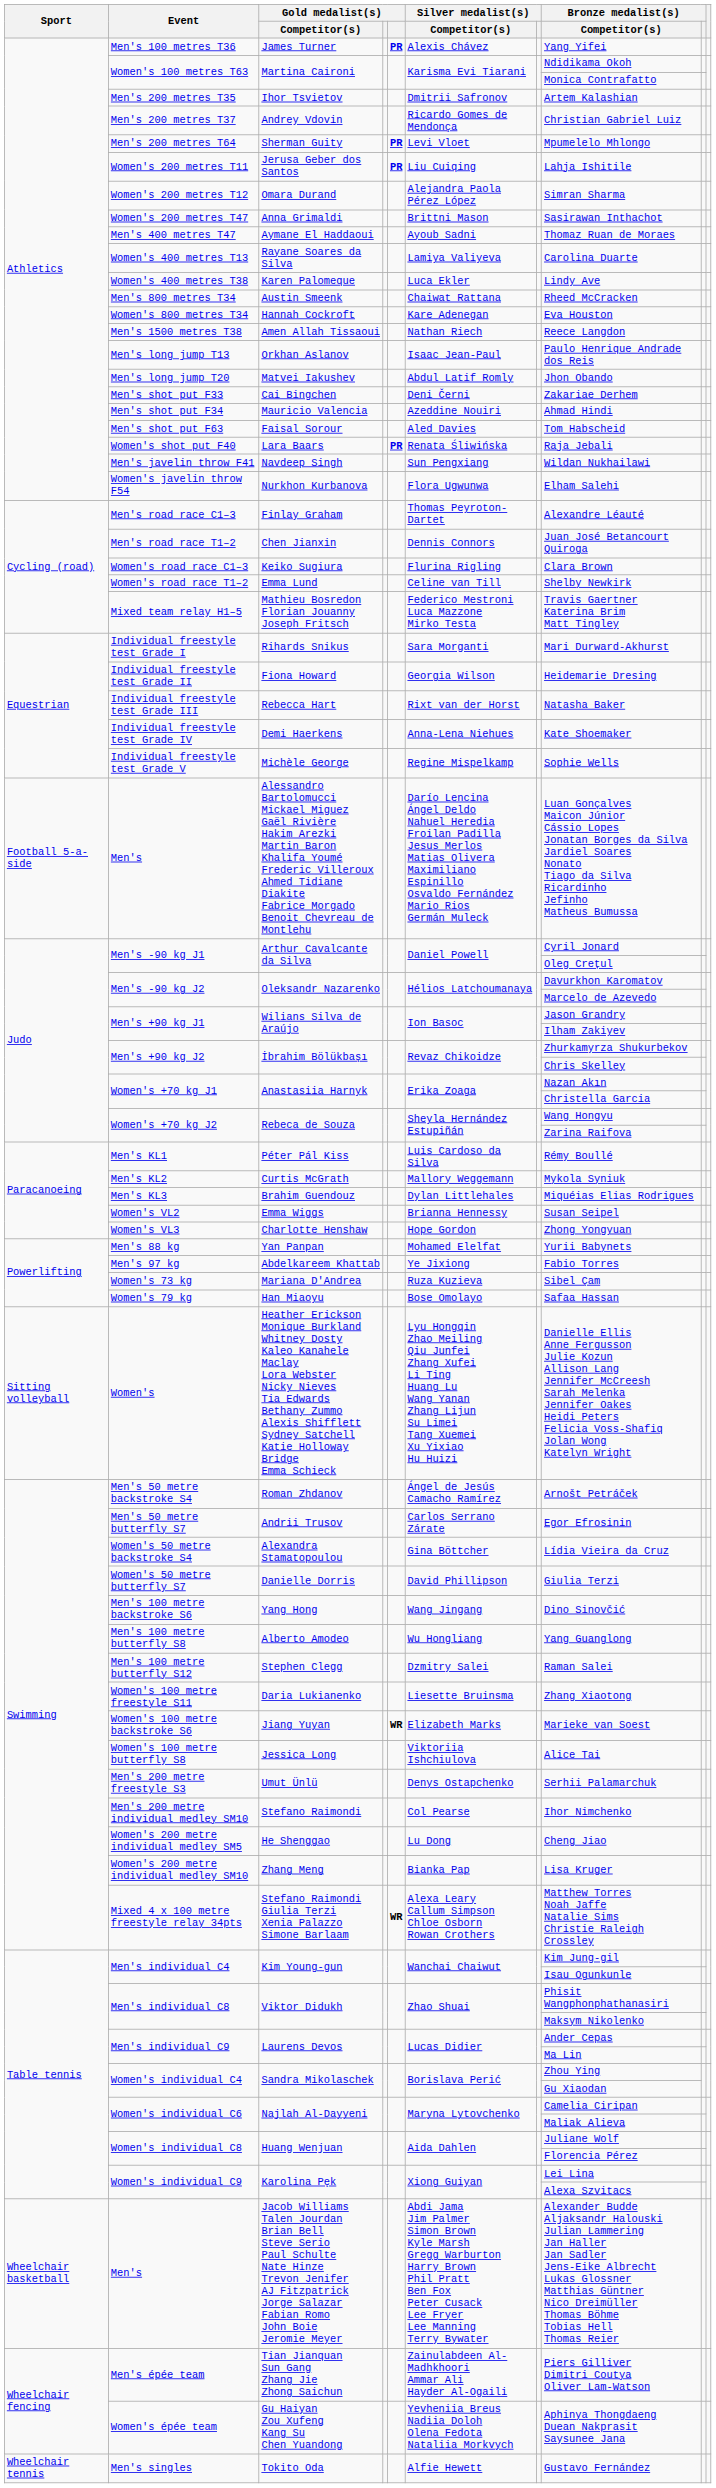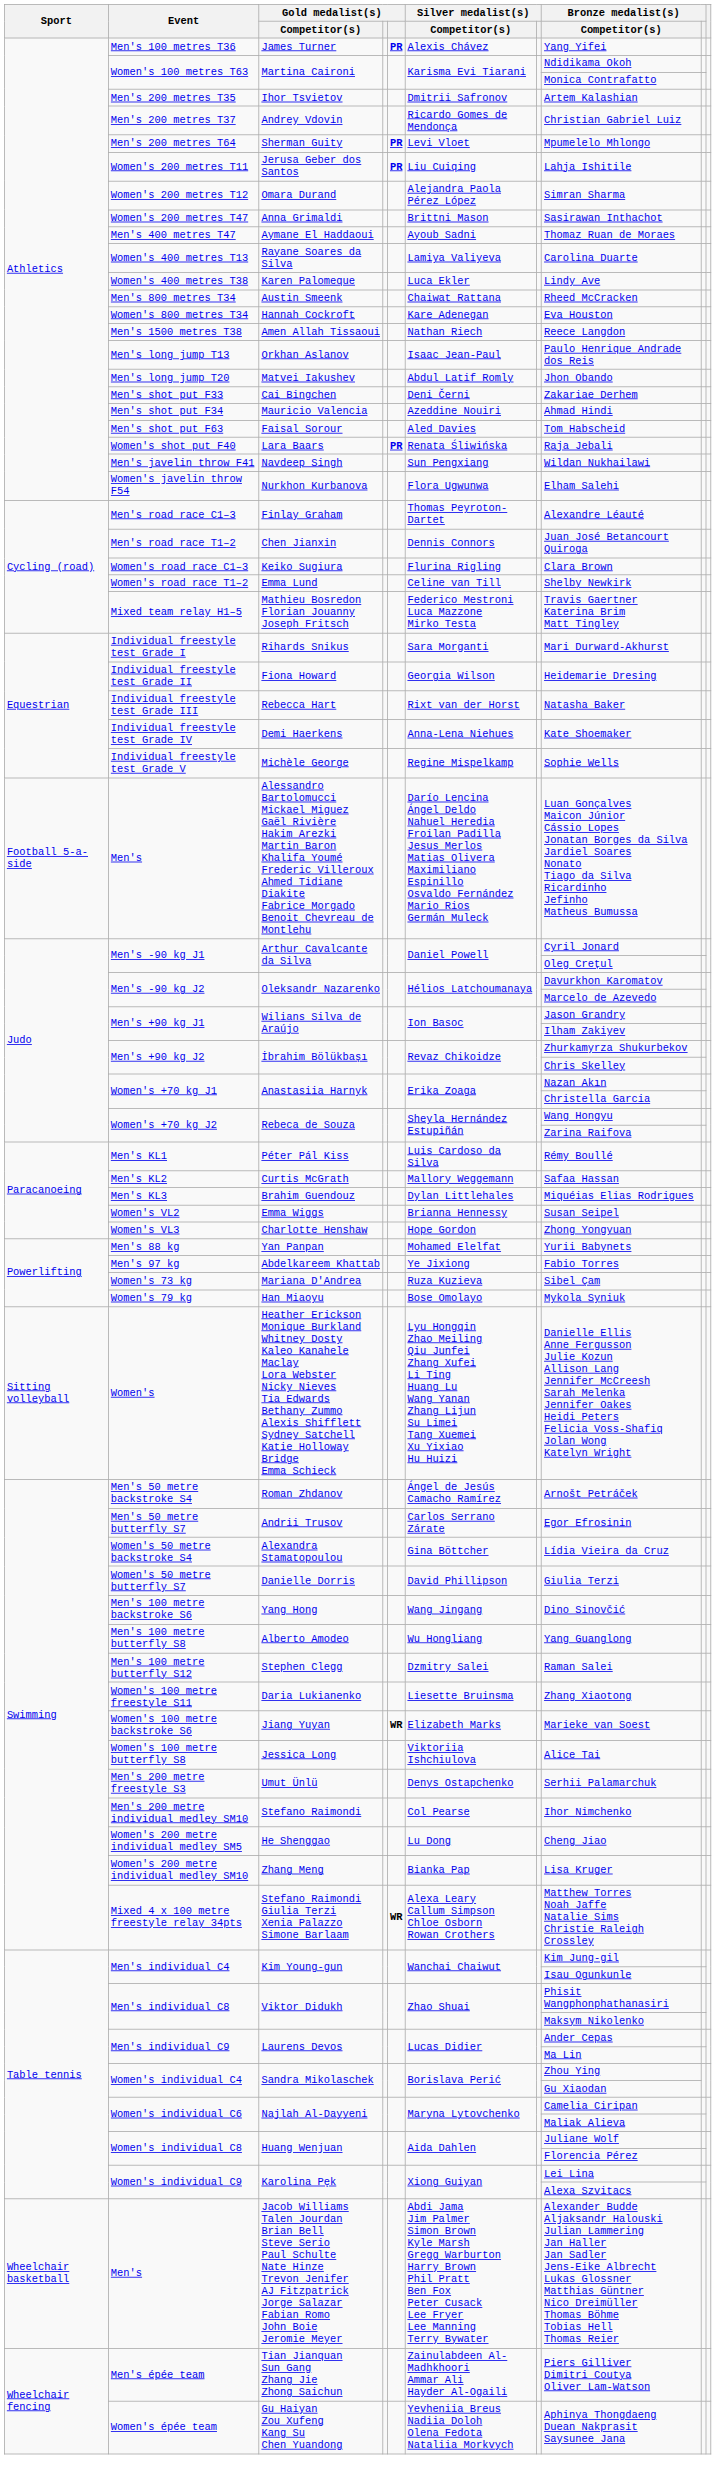(585, 1179) Mykola Syniuk -> (582, 1179) Safaa Hassan
(582, 1298) Safaa Hassan -> (585, 1298) Mykola Syniuk
- row: (151, 2468)
